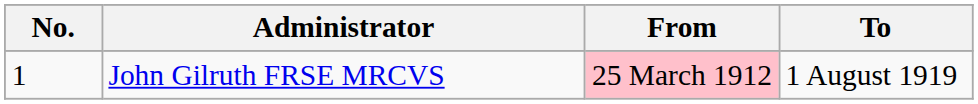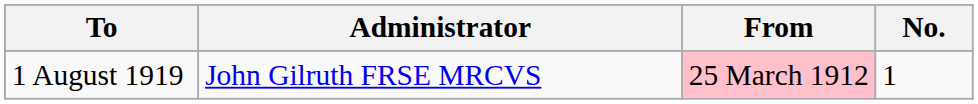columns swapped: (53, 27) <-> (875, 27)
